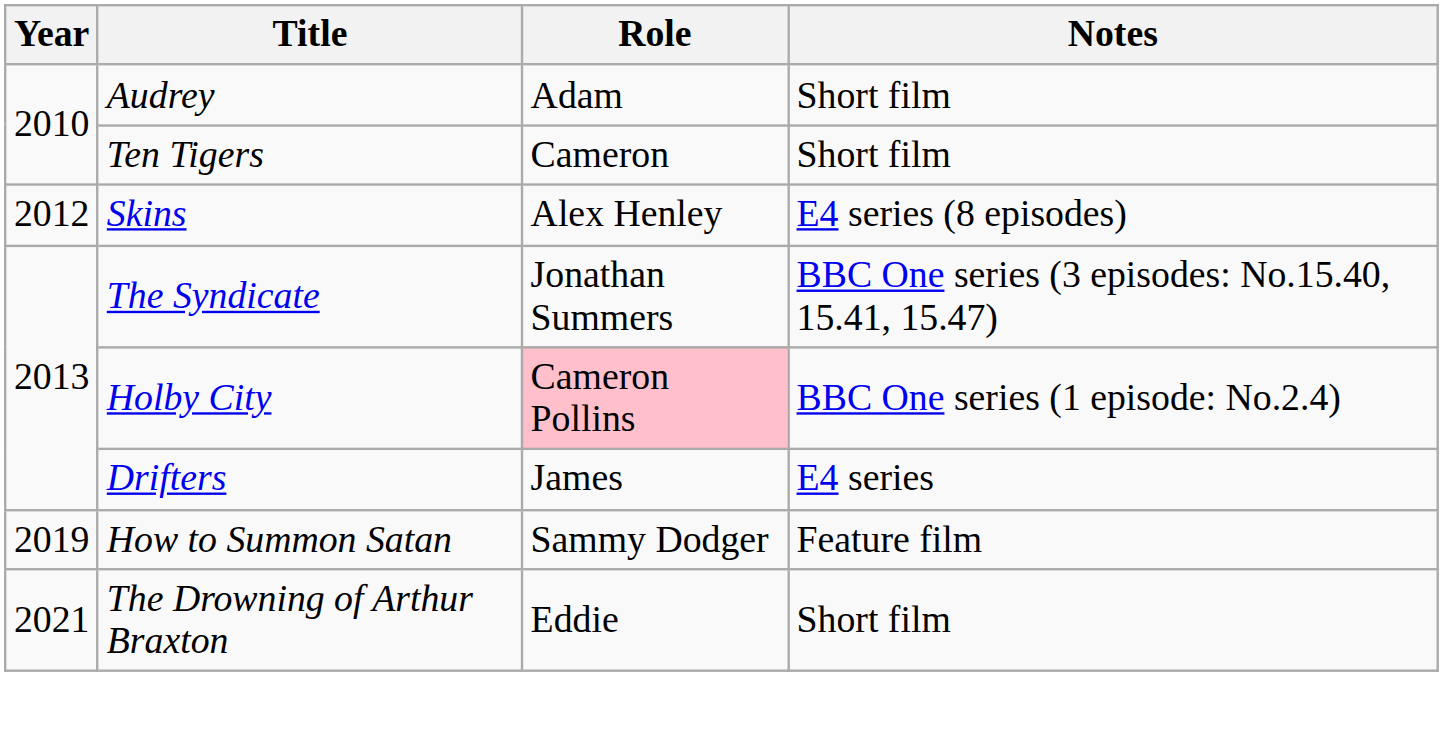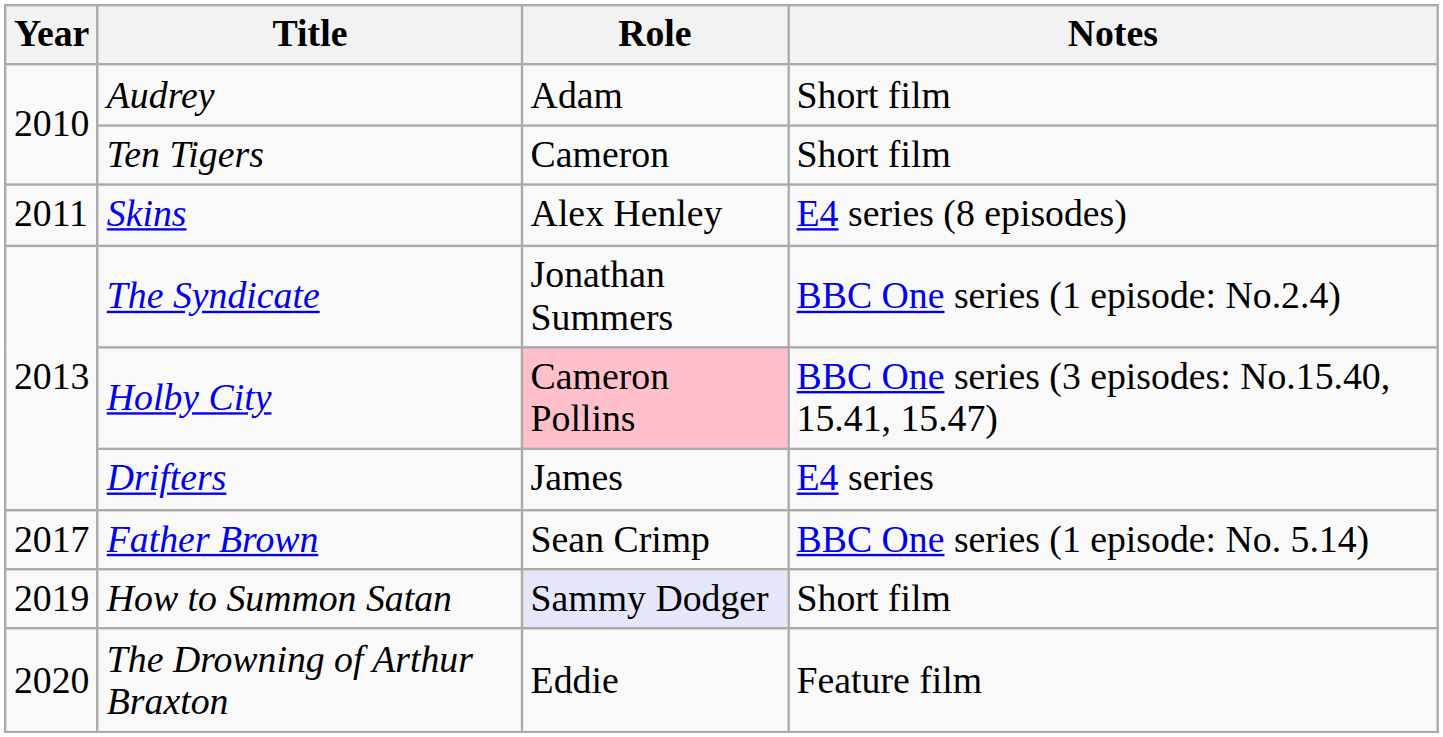(52, 214) 2012 -> (51, 214) 2011
(1093, 295) BBC One series (3 episodes: No.15.40, 15.41, 15.47) -> (1069, 295) BBC One series (1 episode: No.2.4)
(1069, 397) BBC One series (1 episode: No.2.4) -> (1093, 397) BBC One series (3 episodes: No.15.40, 15.41, 15.47)
+ row: (213, 538)
(650, 538) no background -> (650, 598) lavender background
(889, 538) Feature film -> (874, 598) Short film
(52, 619) 2021 -> (52, 679) 2020
(874, 619) Short film -> (889, 679) Feature film
